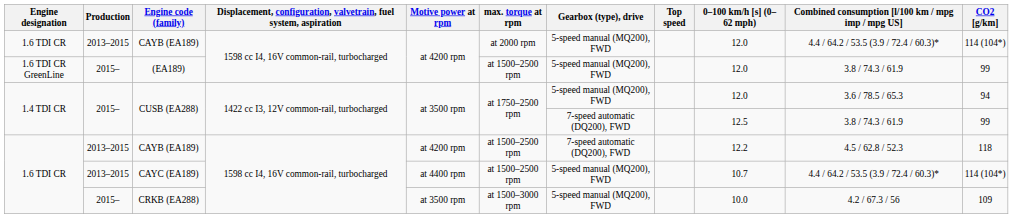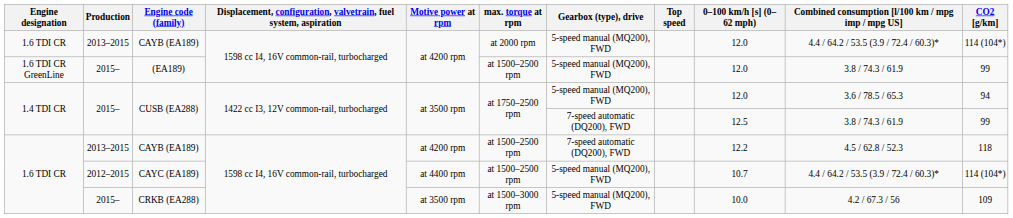(108, 173) 2013–2015 -> (108, 173) 2012–2015
